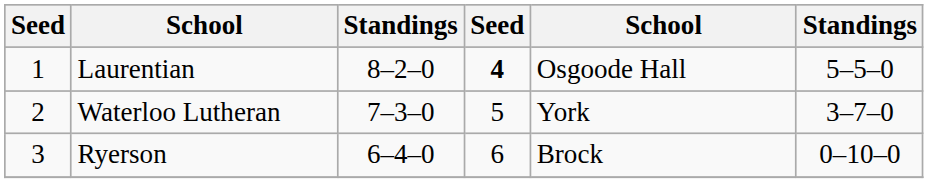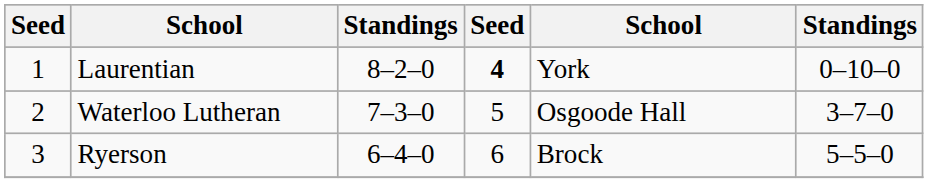(612, 68) Osgoode Hall -> (563, 68) York
(860, 68) 5–5–0 -> (860, 68) 0–10–0
(563, 111) York -> (612, 111) Osgoode Hall
(860, 154) 0–10–0 -> (860, 154) 5–5–0
